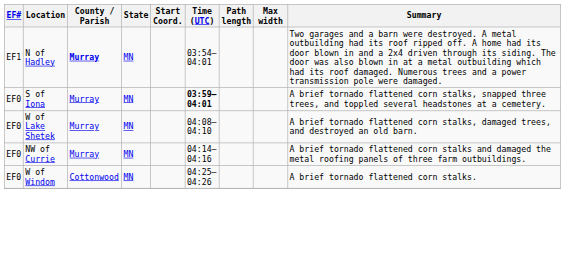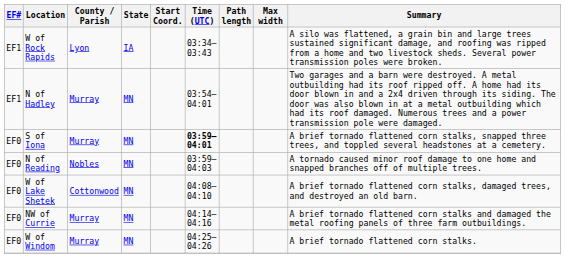+ row: (40, 48)
(84, 57) bold -> (84, 99) normal
+ row: (43, 164)
(84, 127) Murray -> (94, 191) Cottonwood
(94, 177) Cottonwood -> (84, 241) Murray
